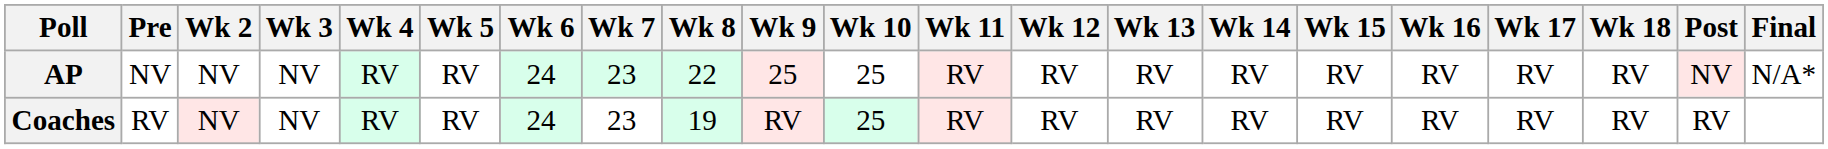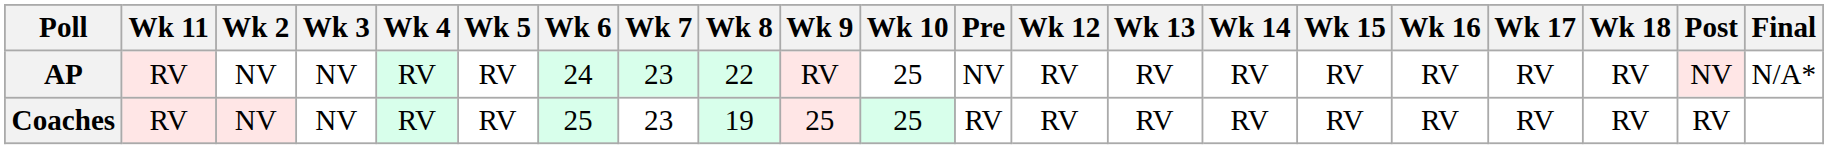columns swapped: (150, 27) <-> (965, 27)
(783, 73) 25 -> (820, 73) RV
(541, 119) 24 -> (578, 119) 25
(783, 119) RV -> (820, 119) 25
